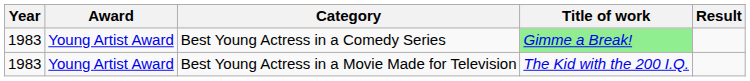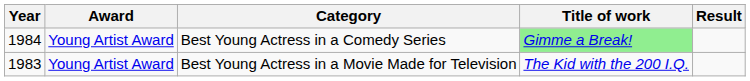(25, 40) 1983 -> (25, 40) 1984
